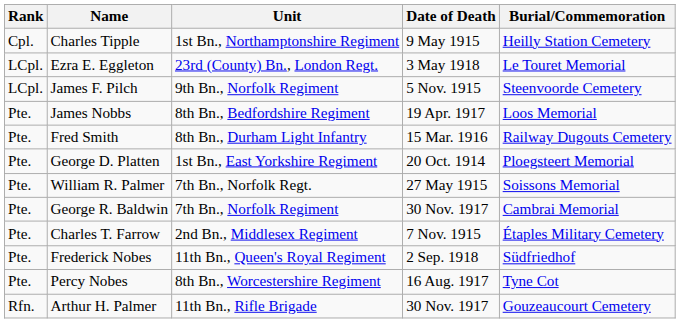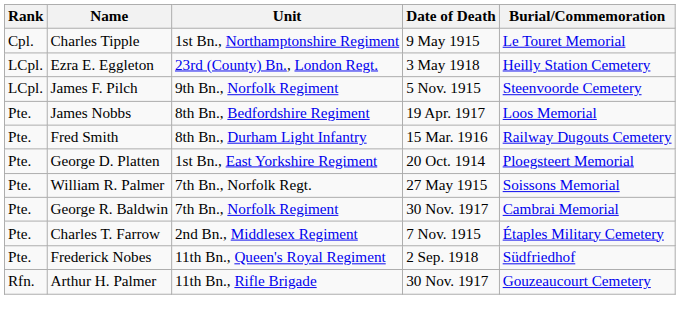(577, 40) Heilly Station Cemetery -> (564, 40) Le Touret Memorial
(564, 64) Le Touret Memorial -> (577, 64) Heilly Station Cemetery
- row: (89, 281)
